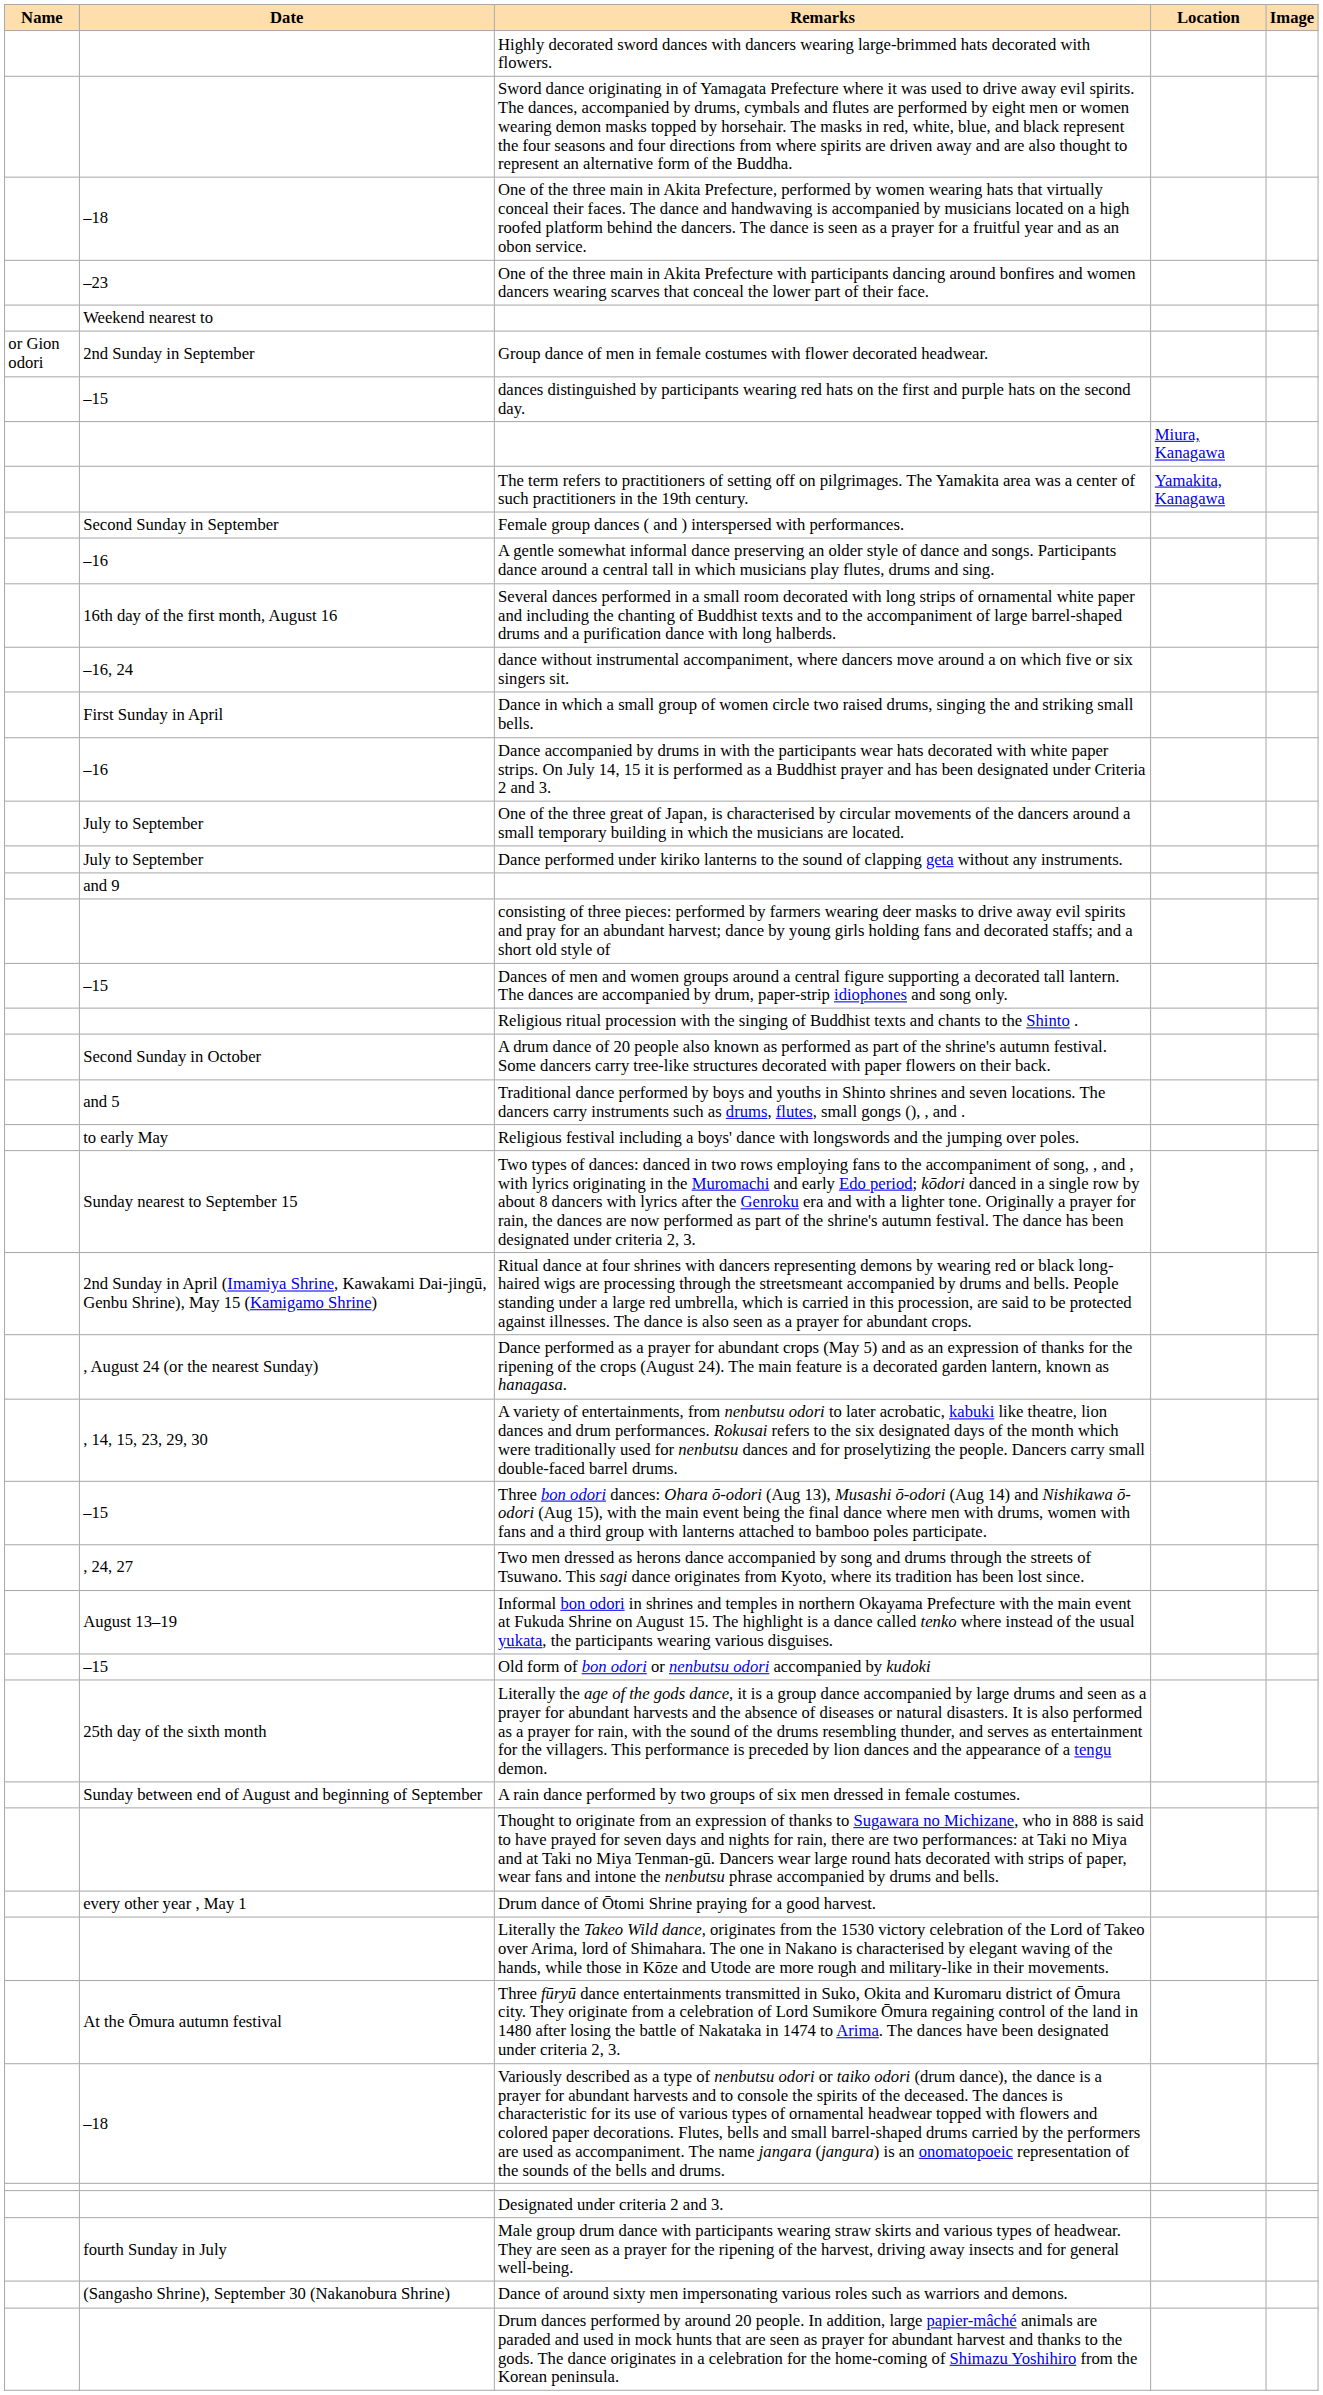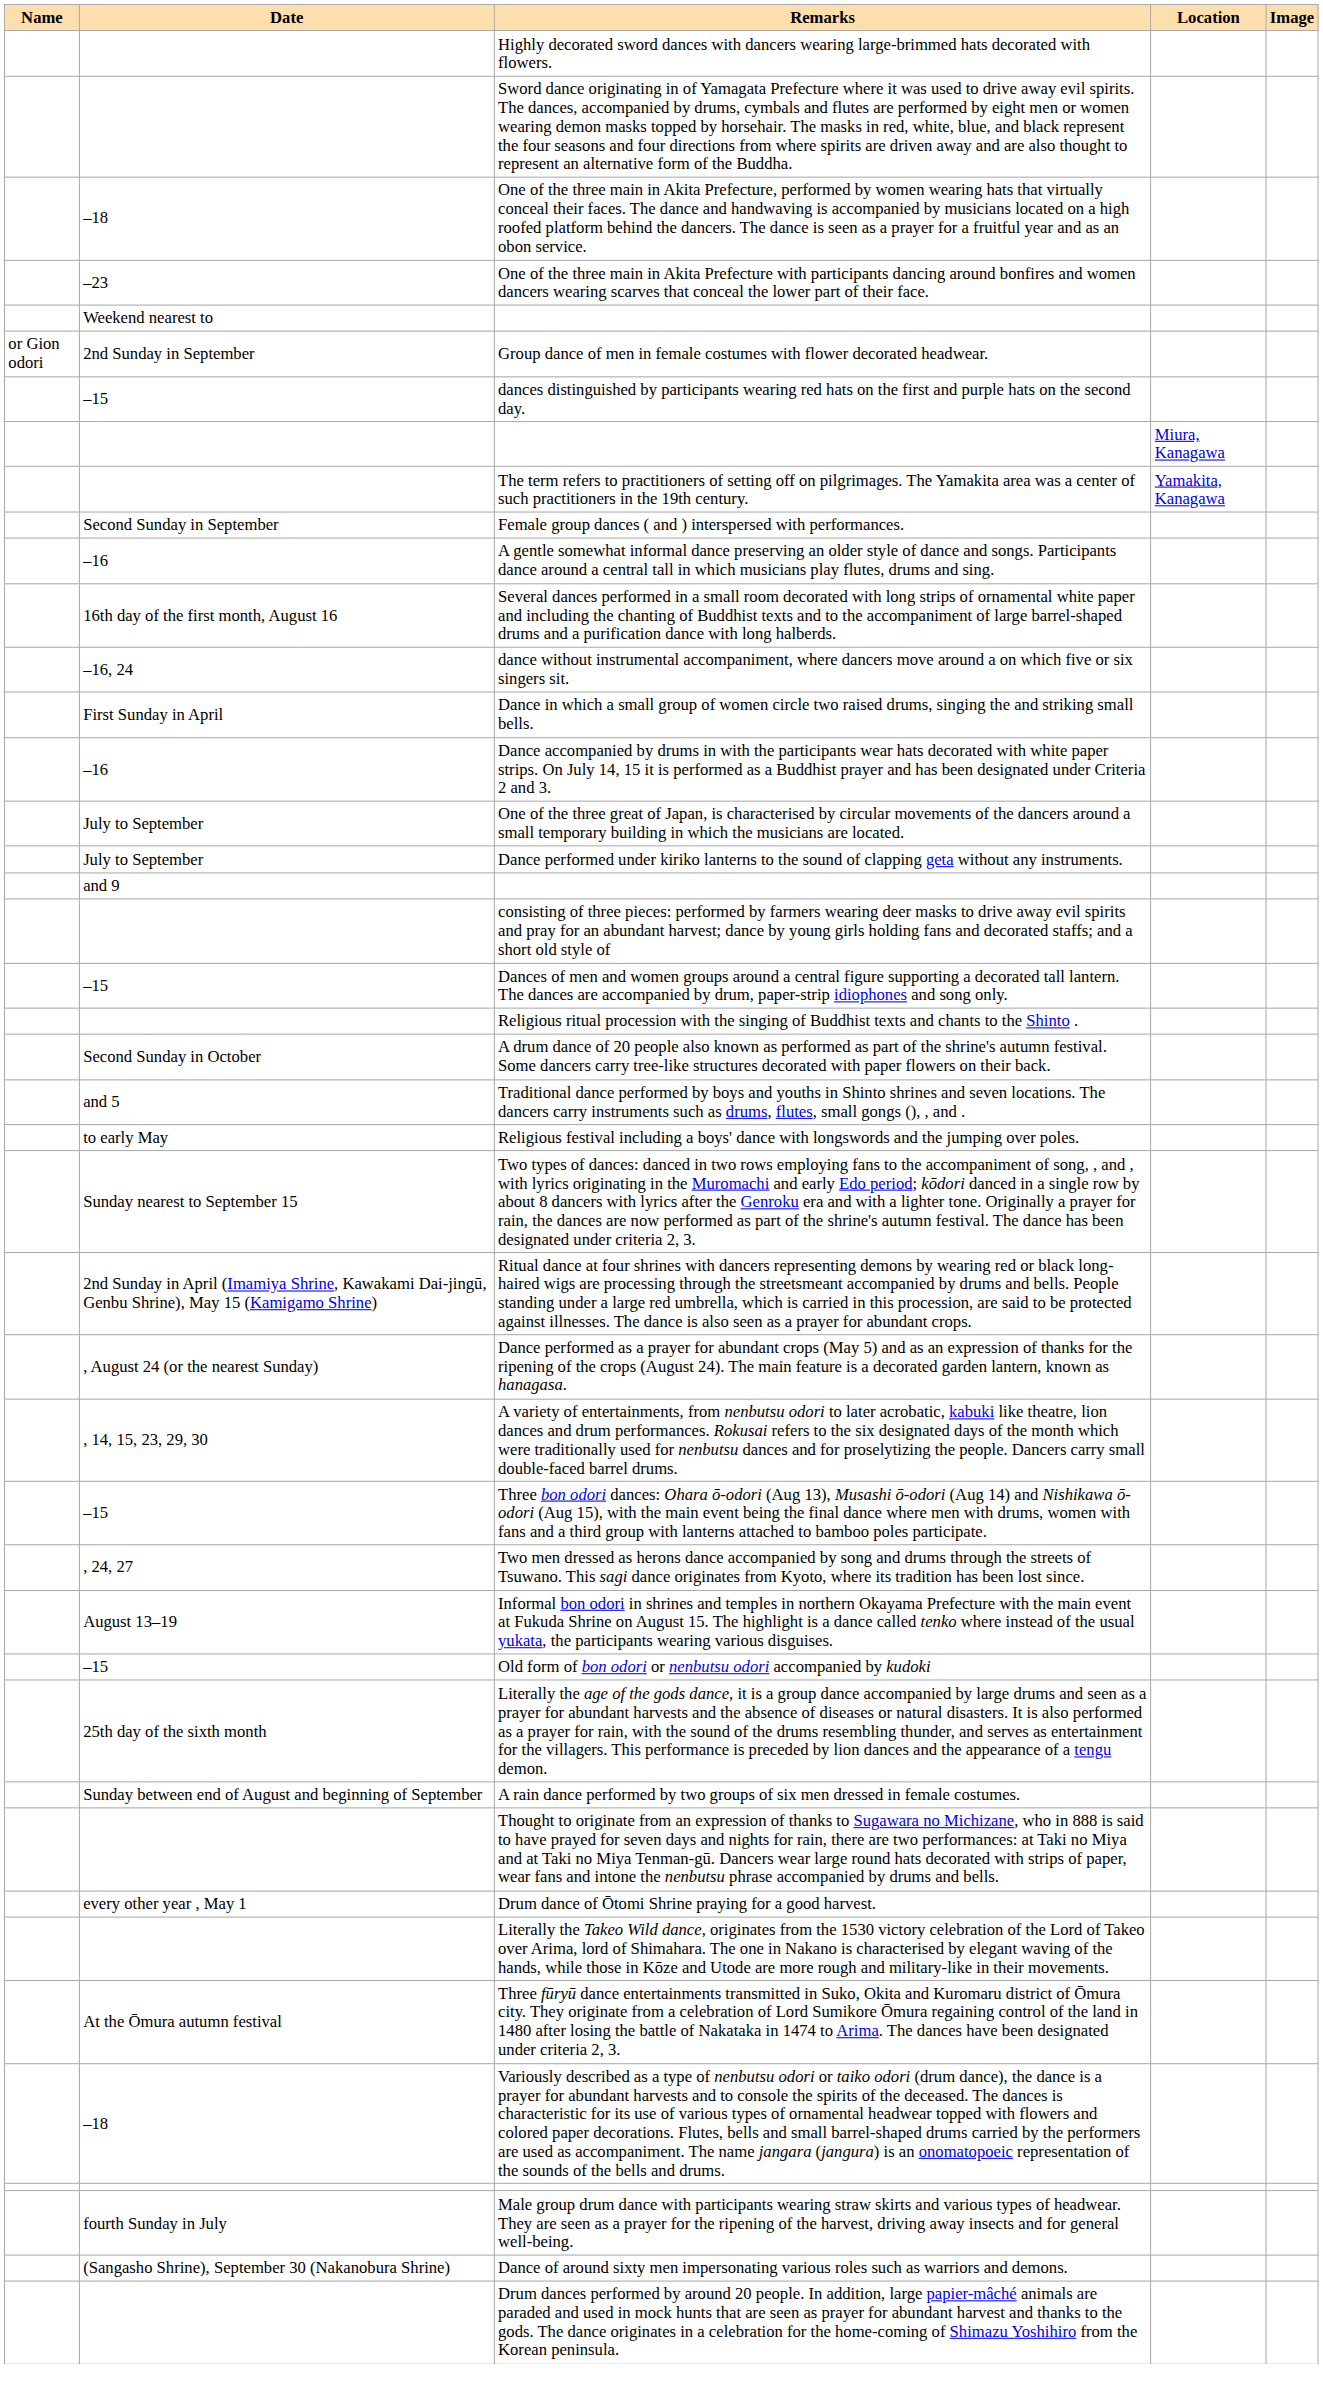- row: (287, 2204)
